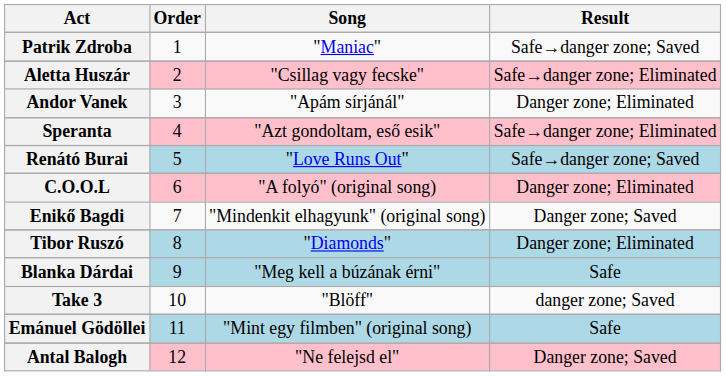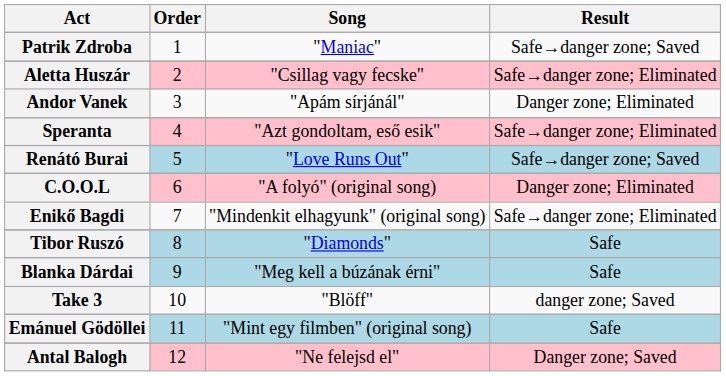(605, 215) Danger zone; Saved -> (605, 215) Safe→danger zone; Eliminated
(605, 243) Danger zone; Eliminated -> (605, 243) Safe
